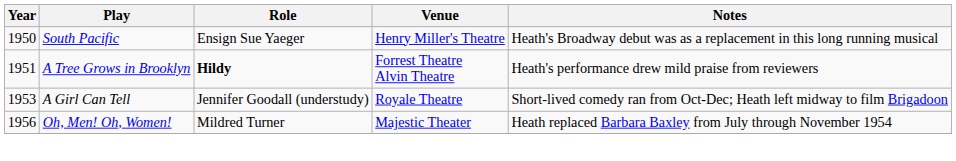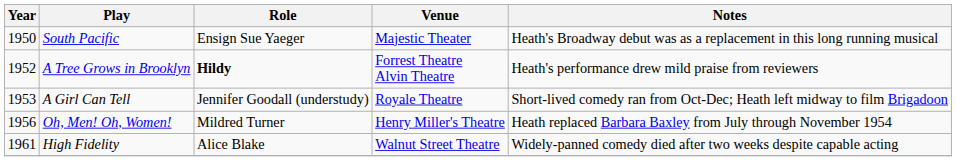(440, 38) Henry Miller's Theatre -> (423, 38) Majestic Theater
(22, 68) 1951 -> (22, 68) 1952
(423, 122) Majestic Theater -> (440, 122) Henry Miller's Theatre
+ row: (81, 144)
